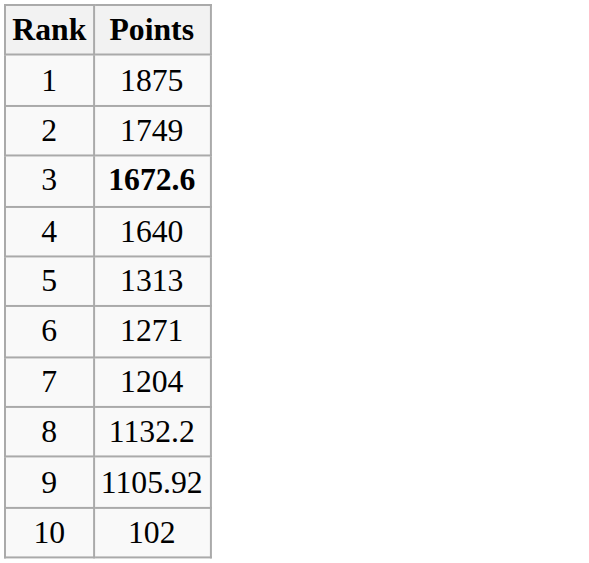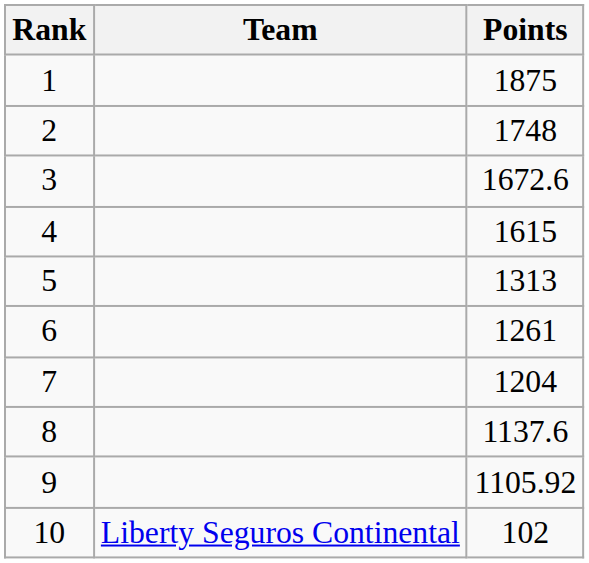+ column: (280, 29)
(152, 130) 1749 -> (525, 130) 1748
(152, 180) bold -> (525, 180) normal
(152, 230) 1640 -> (525, 230) 1615
(152, 331) 1271 -> (525, 331) 1261
(152, 431) 1132.2 -> (525, 431) 1137.6
